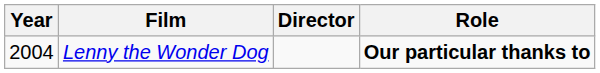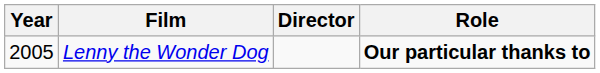(31, 52) 2004 -> (31, 52) 2005
